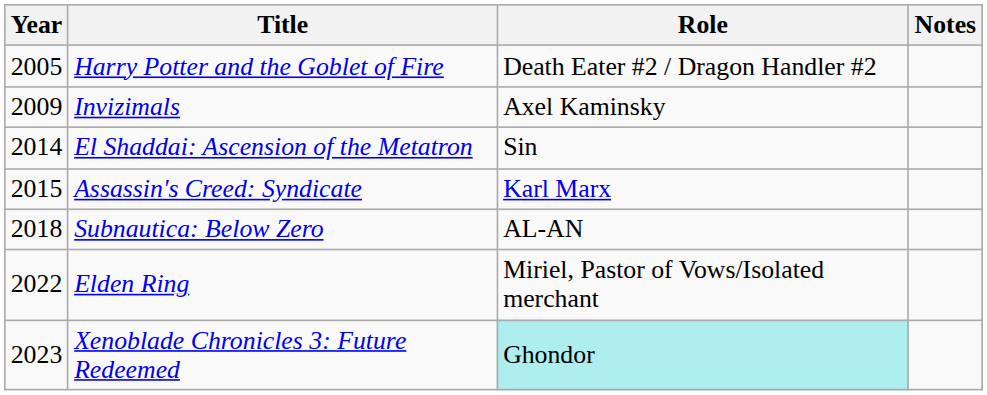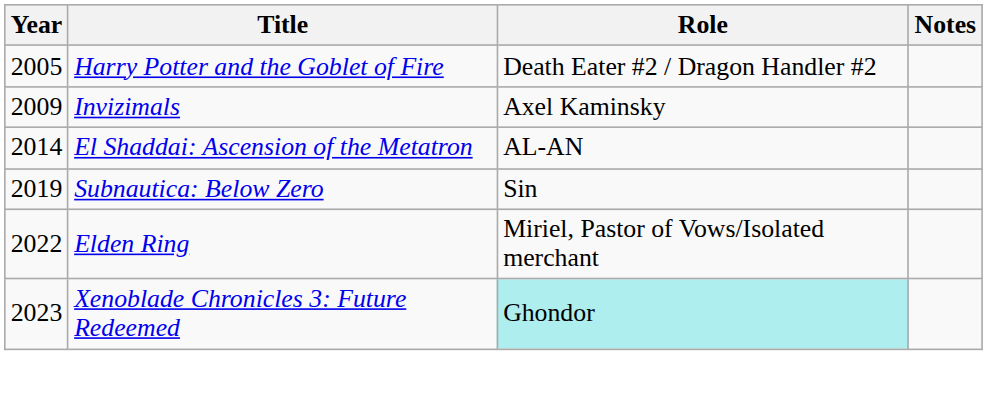(520, 147) Sin -> (543, 147) AL-AN
- row: (218, 188)
(37, 229) 2018 -> (37, 188) 2019
(543, 229) AL-AN -> (520, 188) Sin
